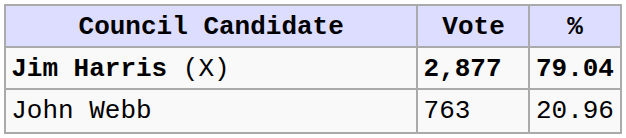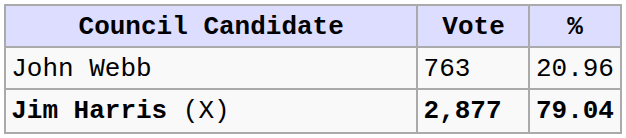rows swapped: (120, 69) <-> (81, 111)
